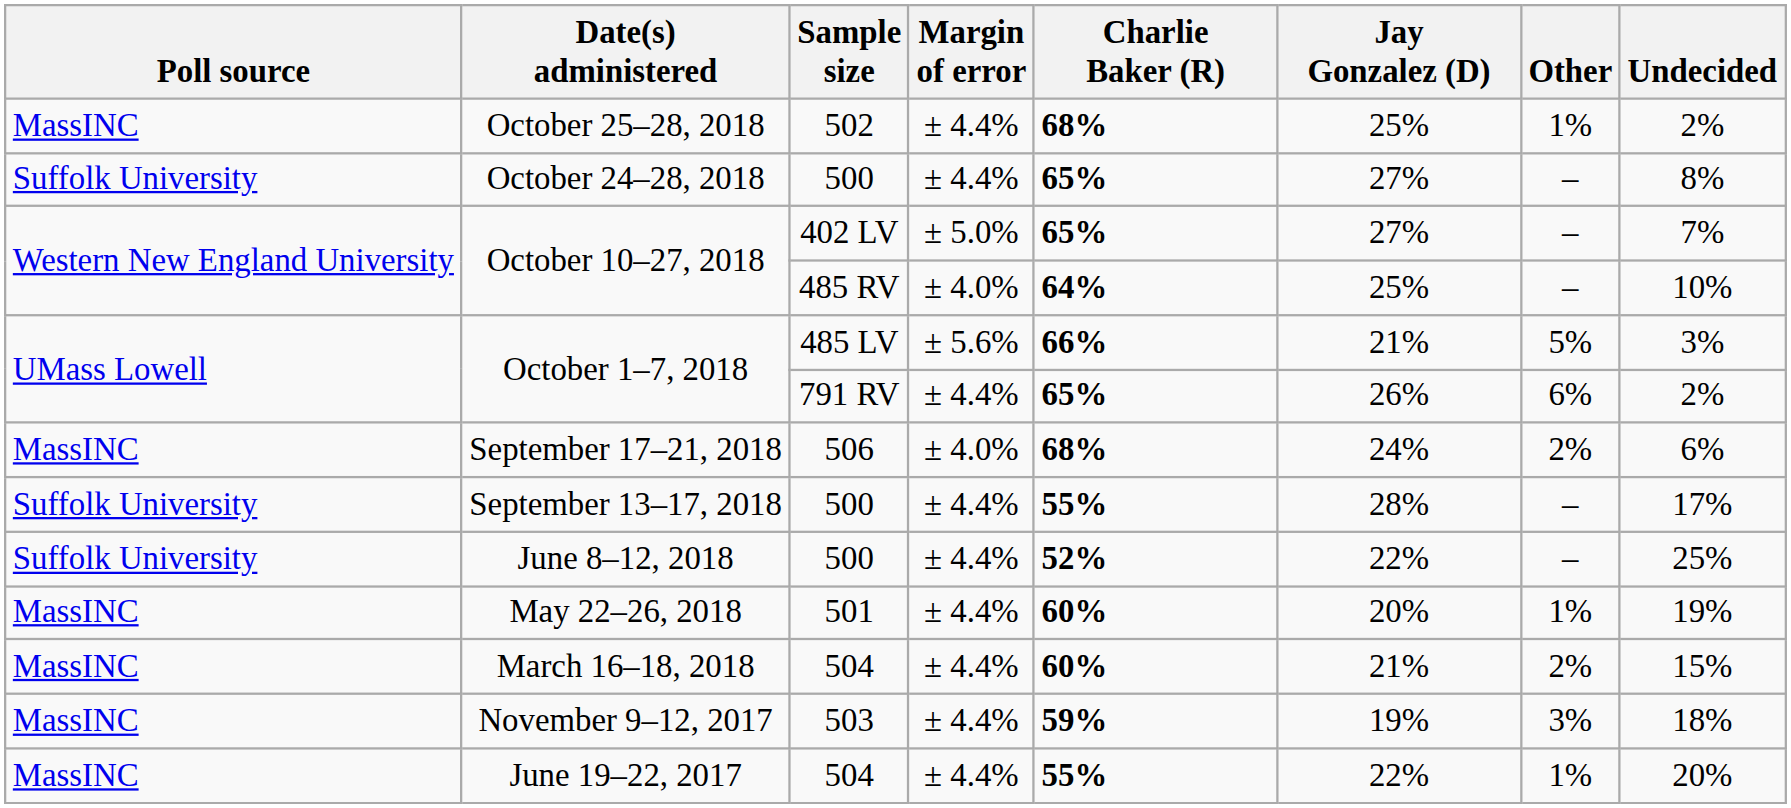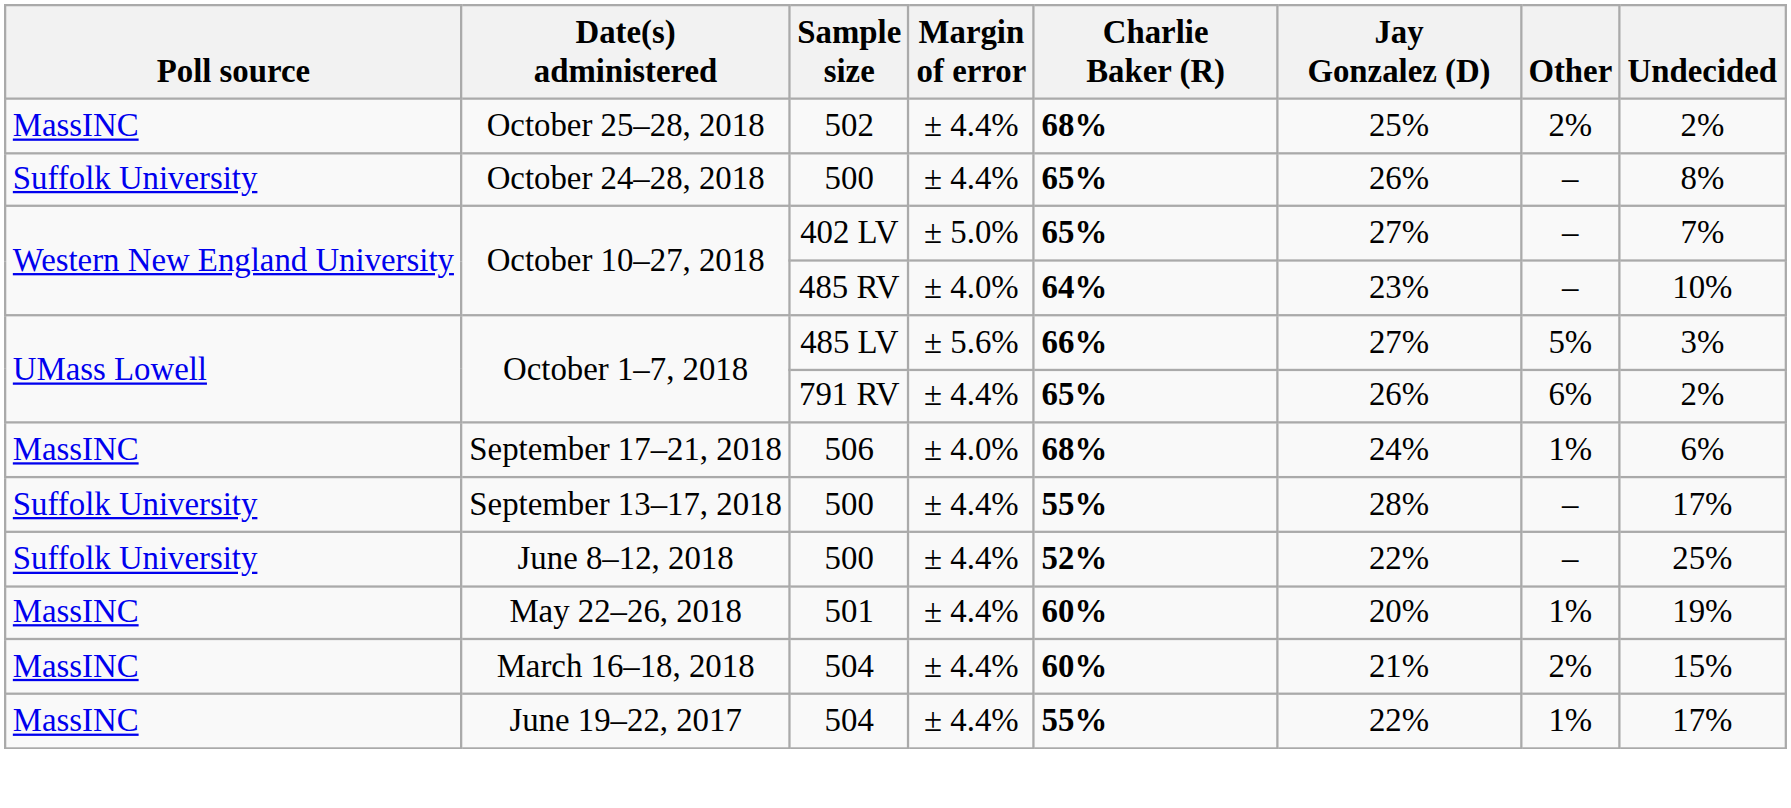(1570, 124) 1% -> (1570, 124) 2%
(1399, 179) 27% -> (1399, 179) 26%
(1399, 287) 25% -> (1399, 287) 23%
(1399, 341) 21% -> (1399, 341) 27%
(1570, 449) 2% -> (1570, 449) 1%
- row: (626, 720)
(1702, 774) 20% -> (1702, 720) 17%
